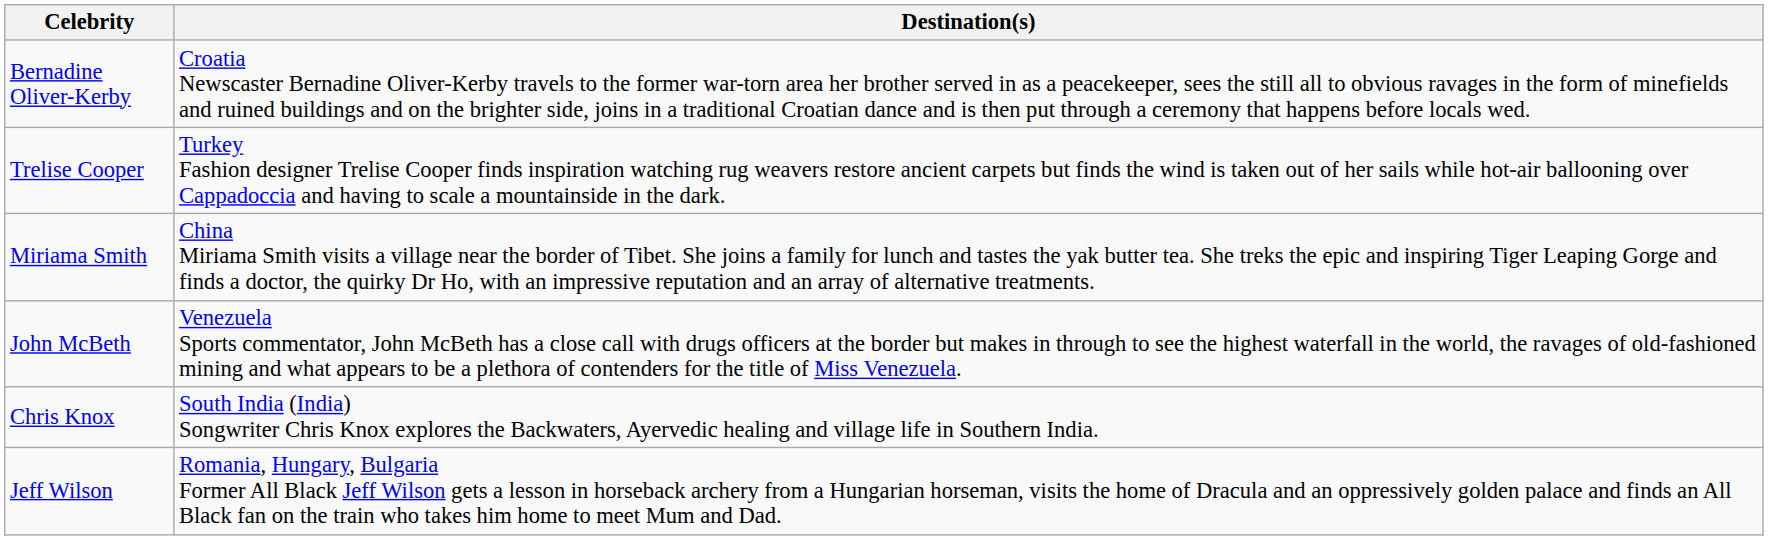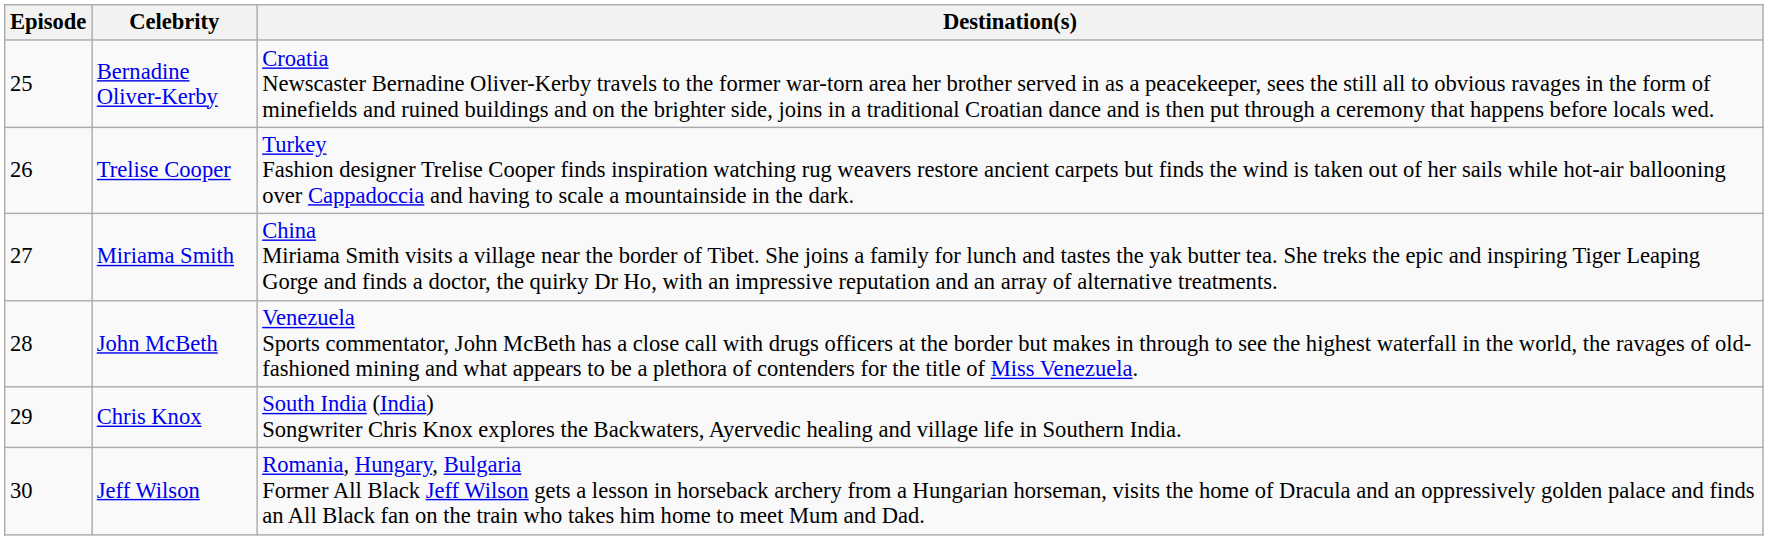+ column: (48, 22)
